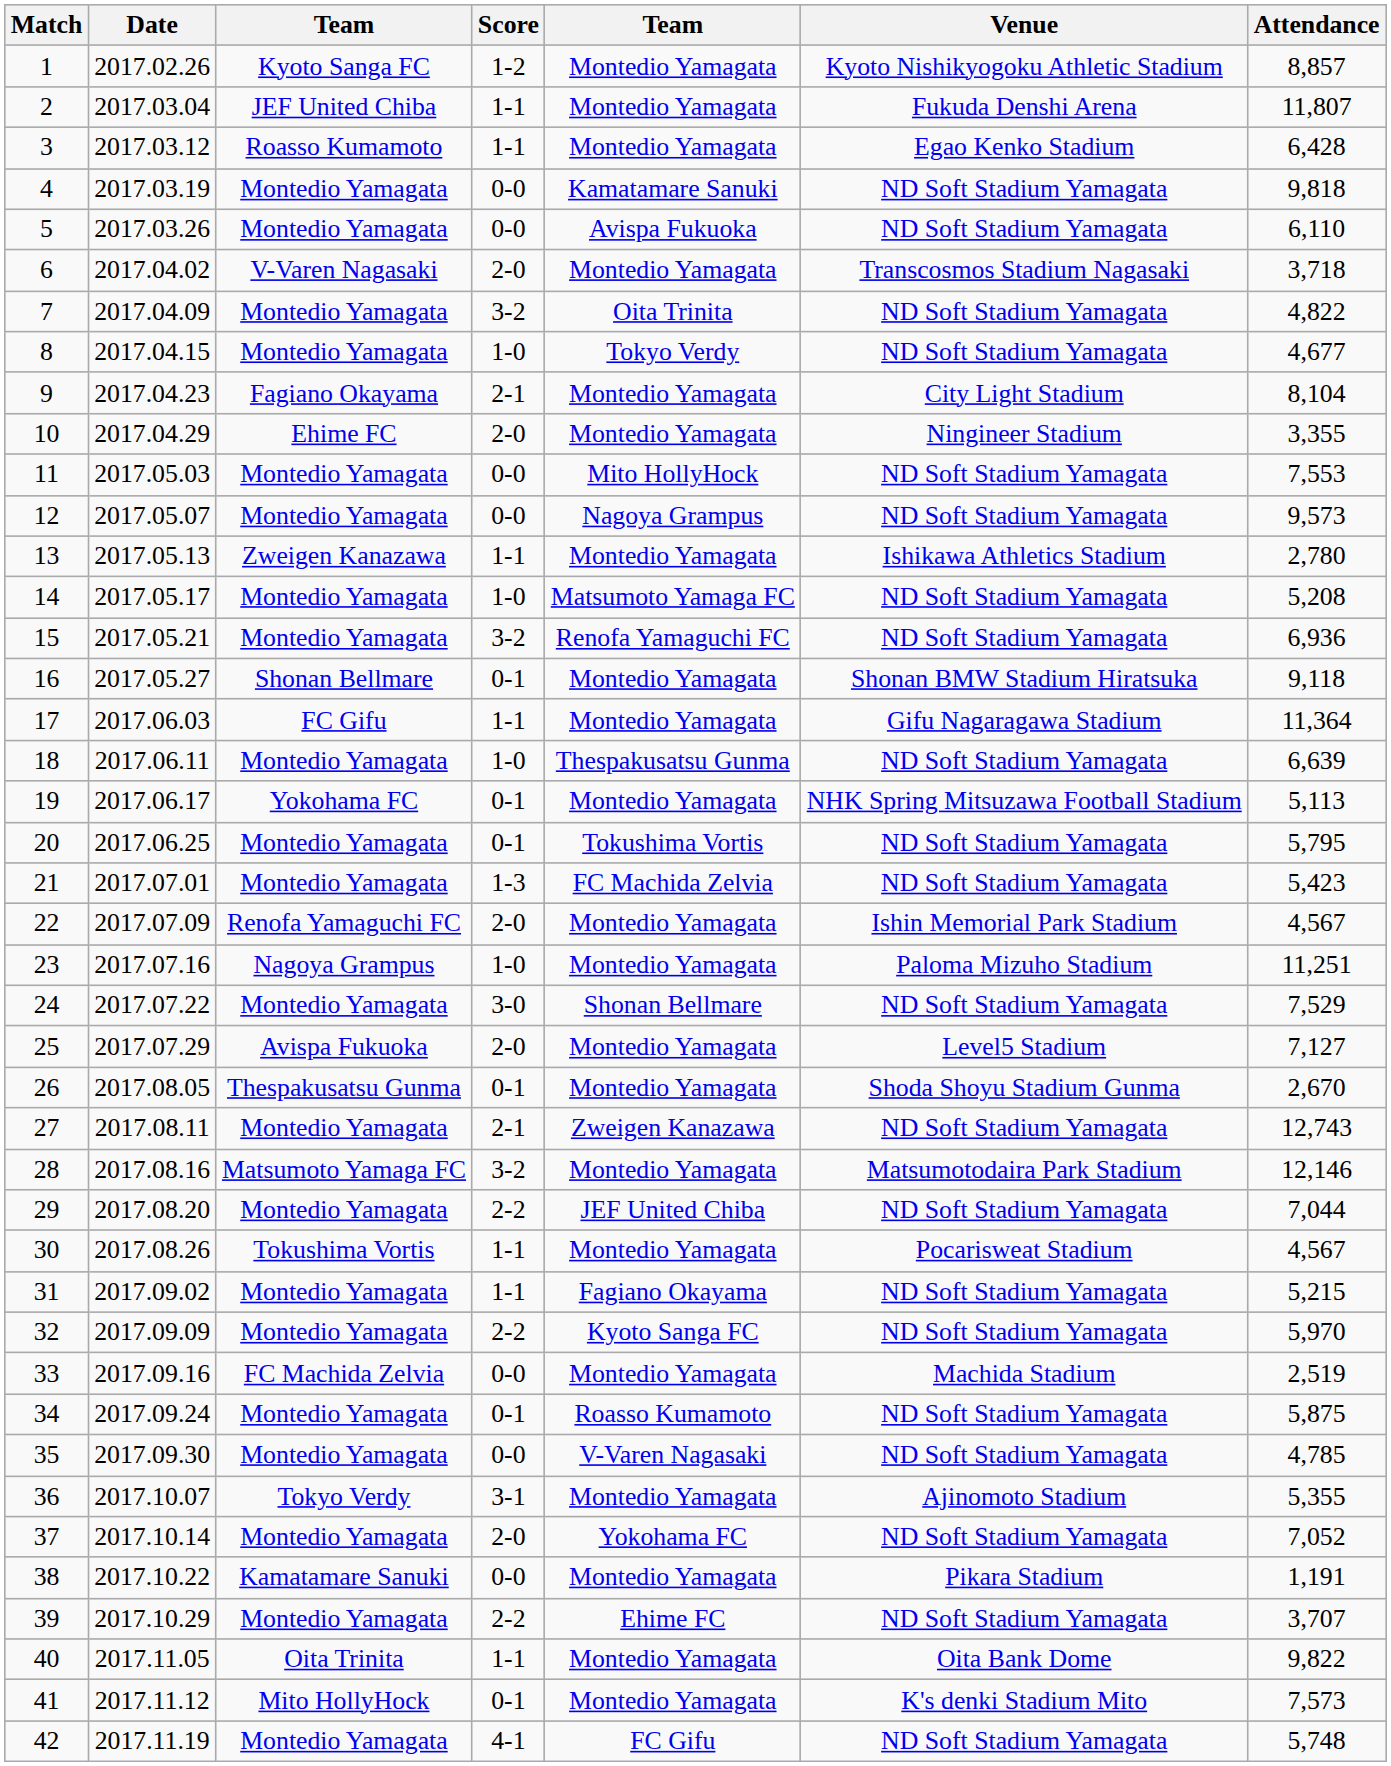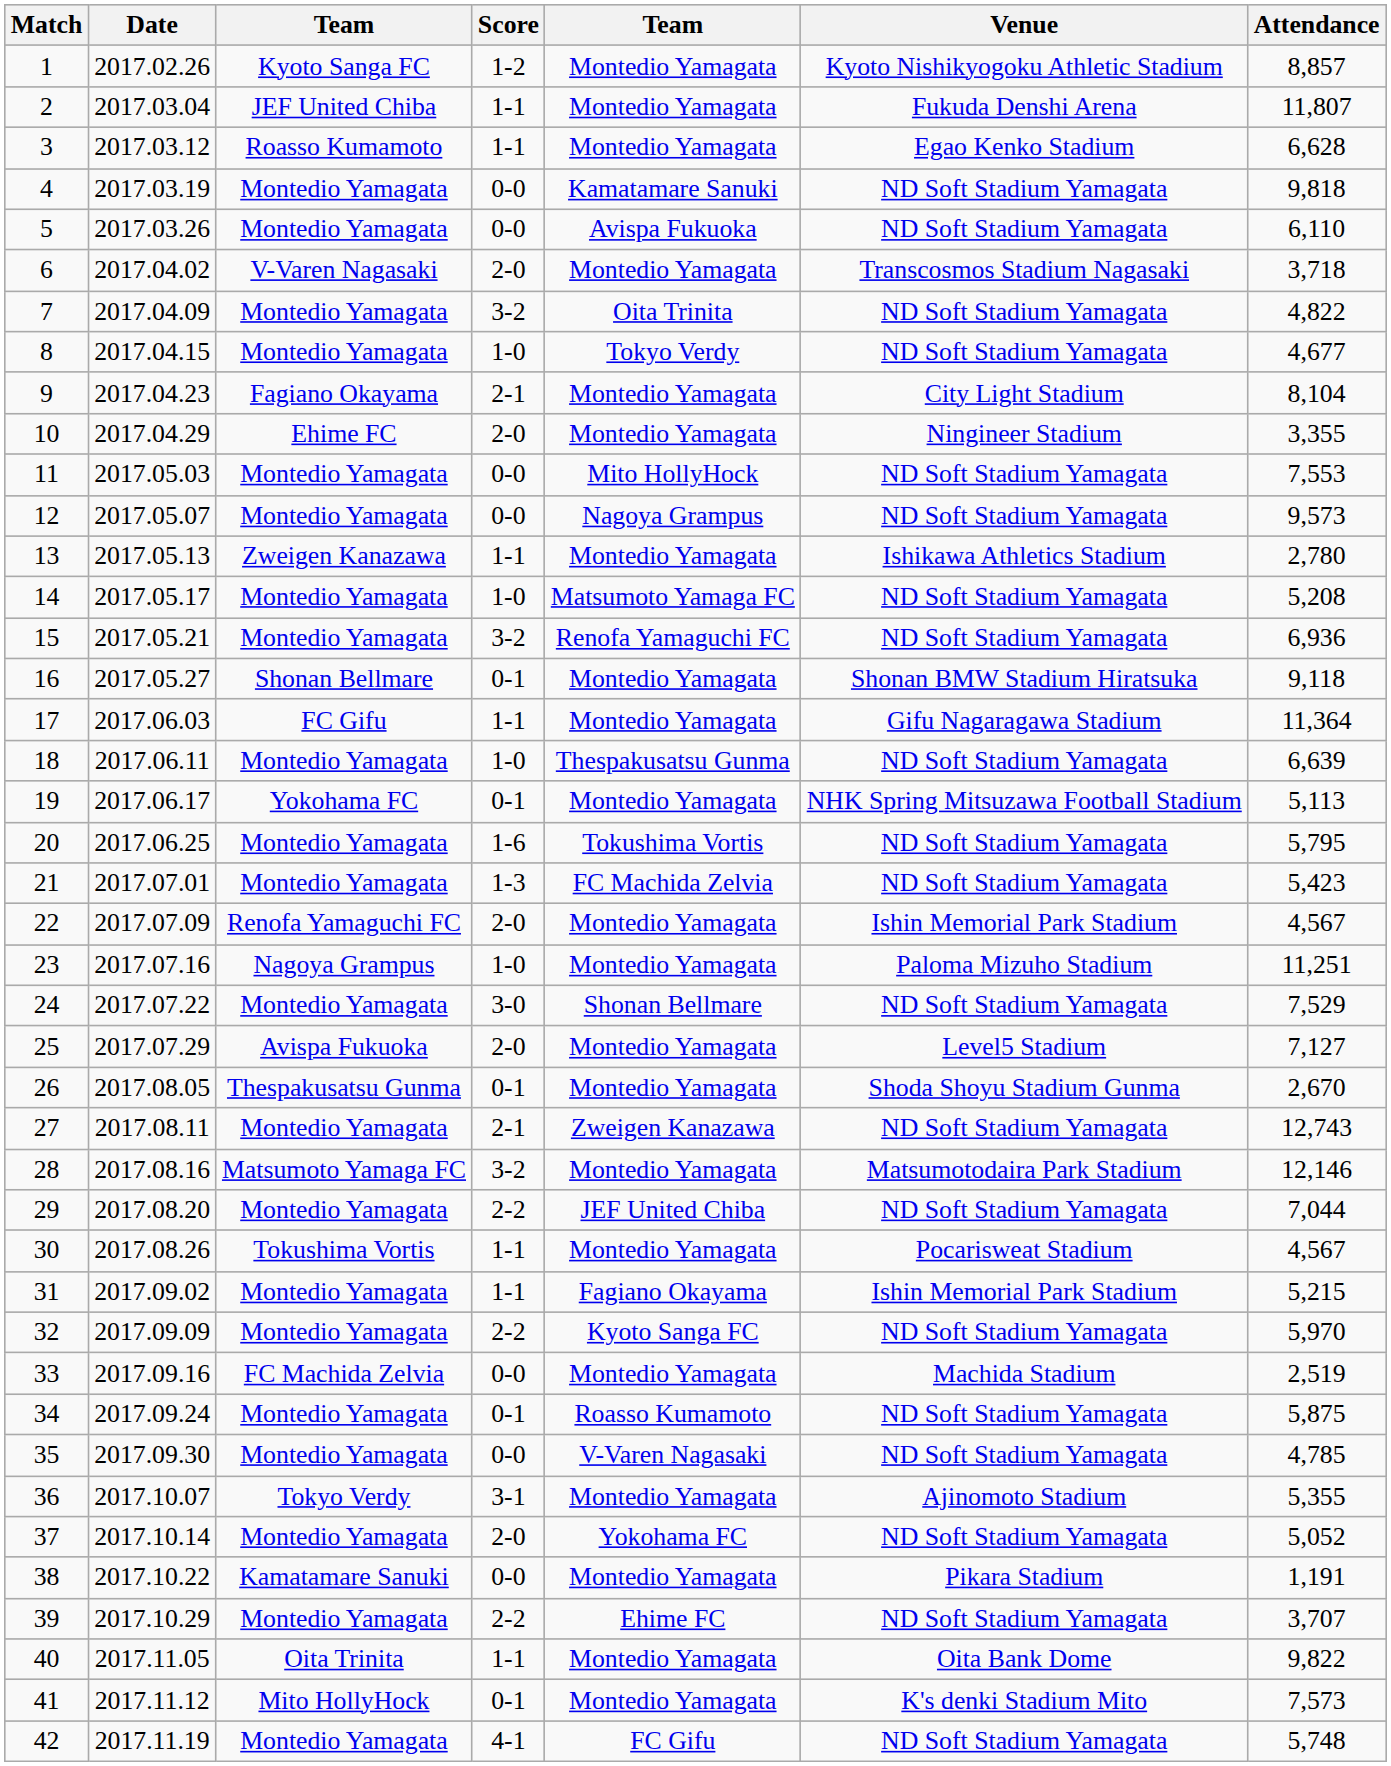(1317, 147) 6,428 -> (1317, 147) 6,628
(508, 842) 0-1 -> (508, 842) 1-6
(1024, 1291) ND Soft Stadium Yamagata -> (1024, 1291) Ishin Memorial Park Stadium
(1317, 1536) 7,052 -> (1317, 1536) 5,052
